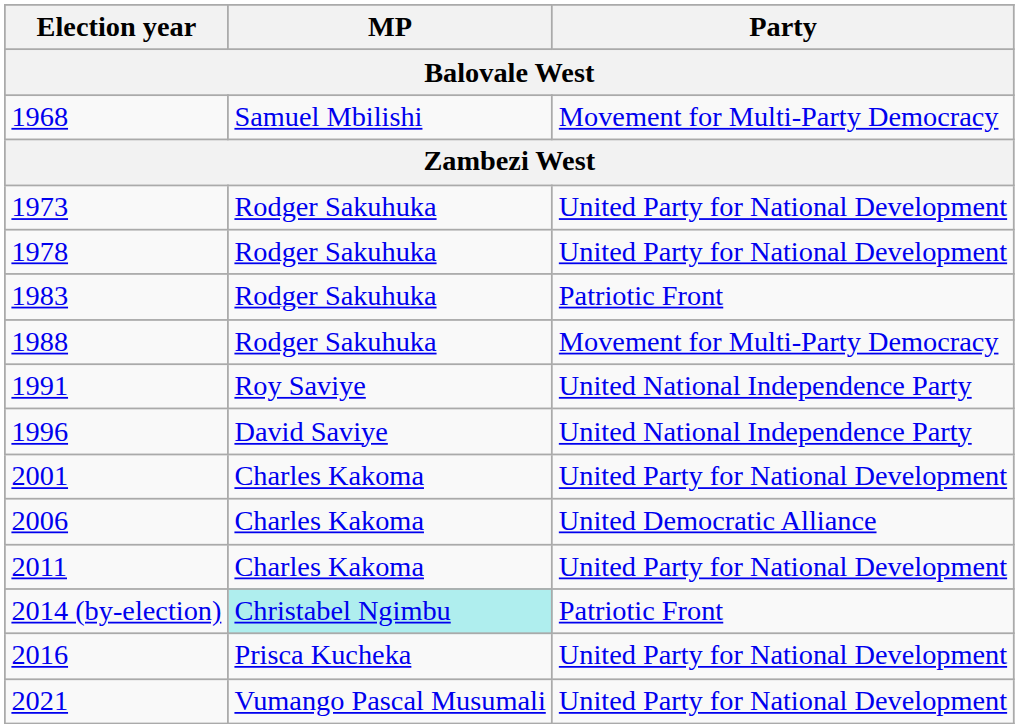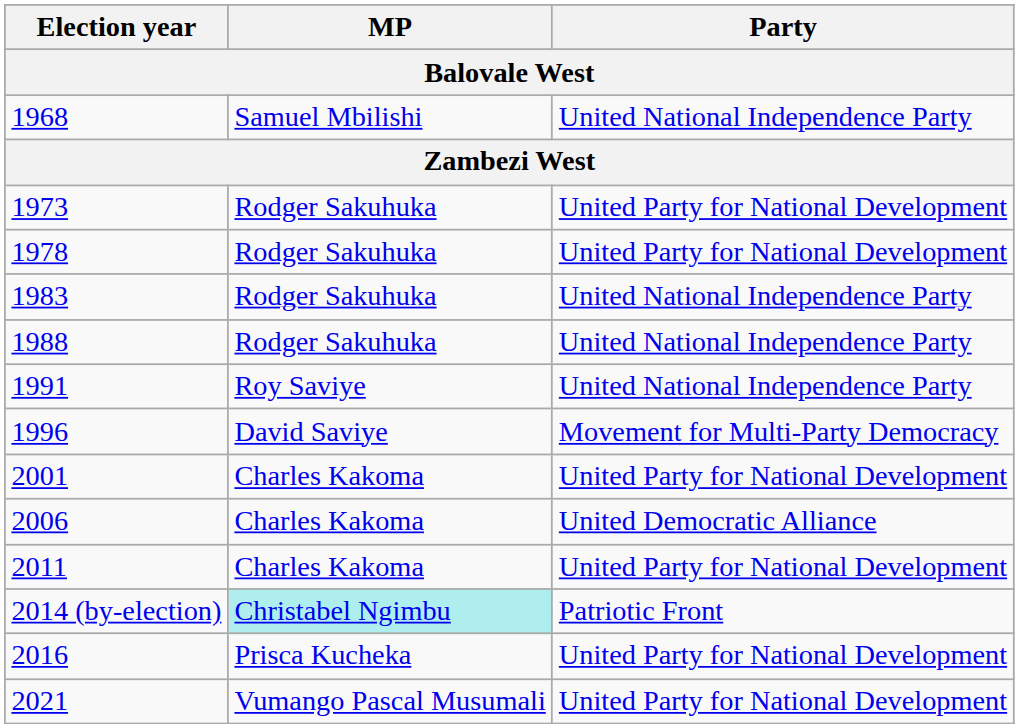(779, 116) Movement for Multi-Party Democracy -> (765, 116) United National Independence Party
(641, 296) Patriotic Front -> (765, 296) United National Independence Party
(779, 341) Movement for Multi-Party Democracy -> (765, 341) United National Independence Party
(765, 431) United National Independence Party -> (779, 431) Movement for Multi-Party Democracy
